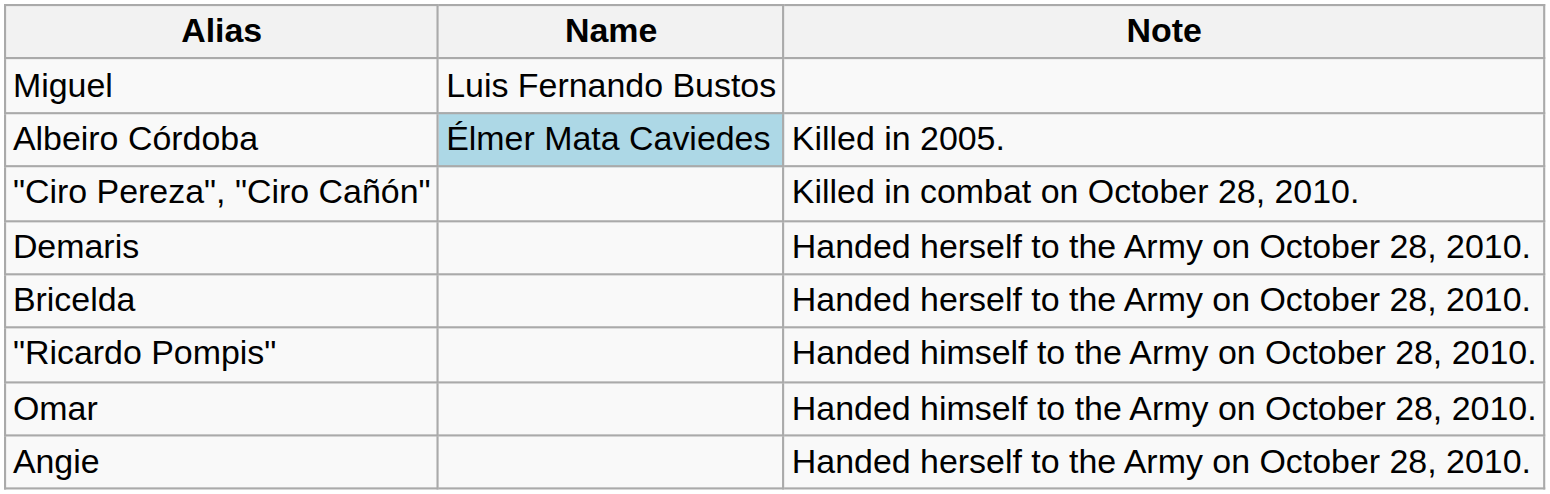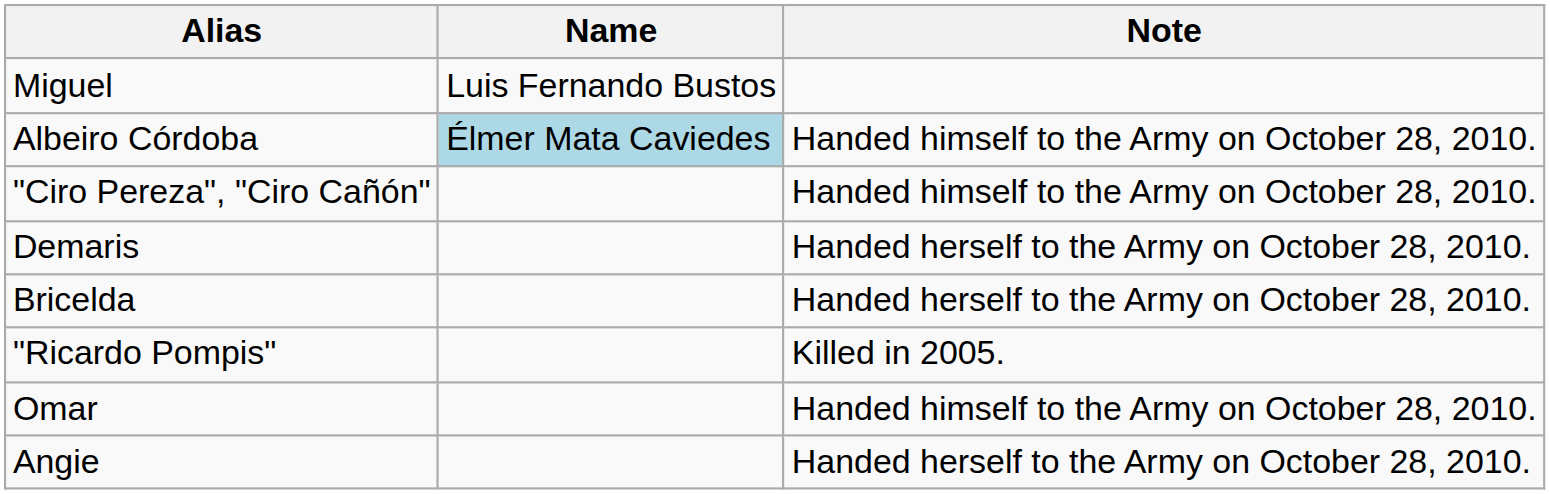(898, 138) Killed in 2005. -> (1164, 138) Handed himself to the Army on October 28, 2010.
(1076, 192) Killed in combat on October 28, 2010. -> (1164, 192) Handed himself to the Army on October 28, 2010.
(1164, 354) Handed himself to the Army on October 28, 2010. -> (898, 354) Killed in 2005.
